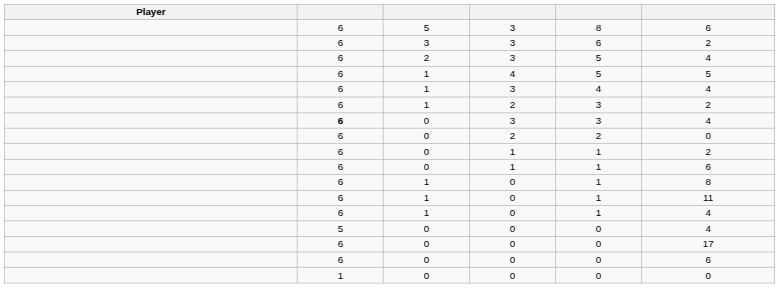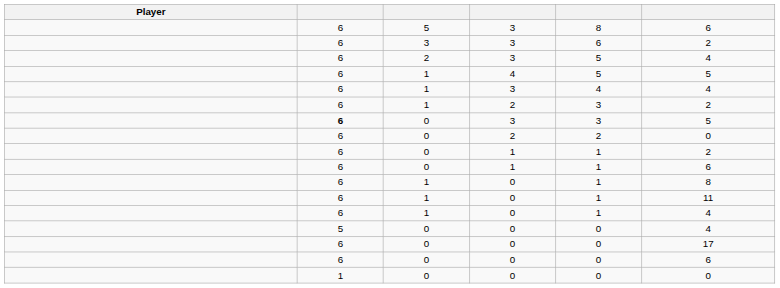(708, 120) 4 -> (708, 120) 5
